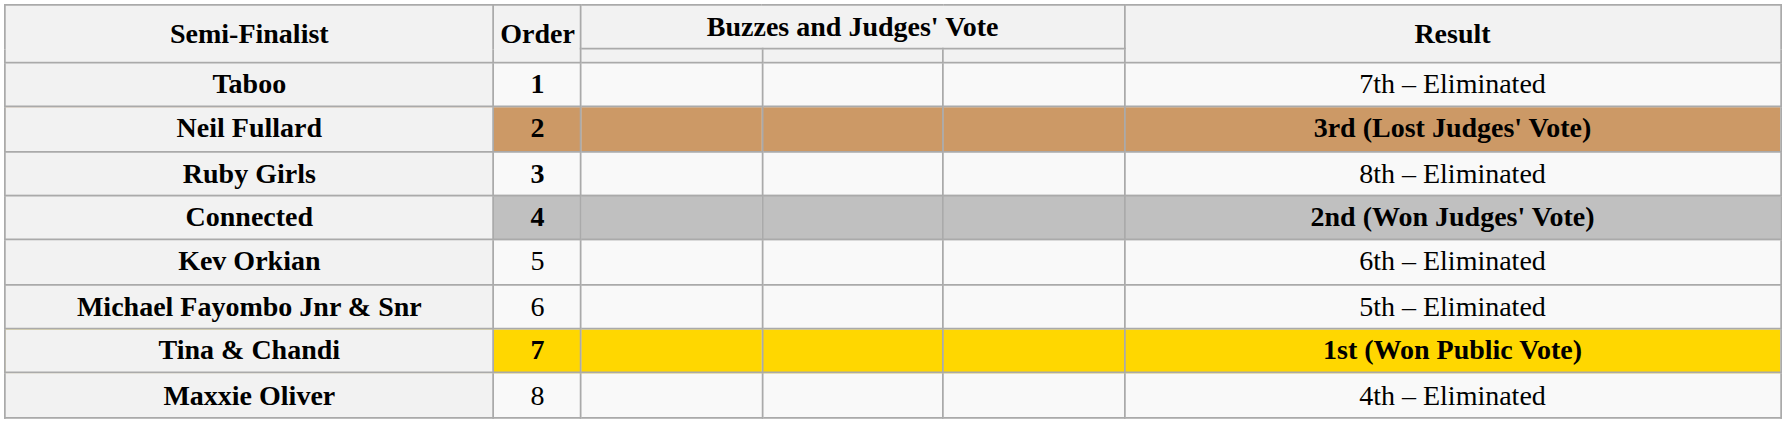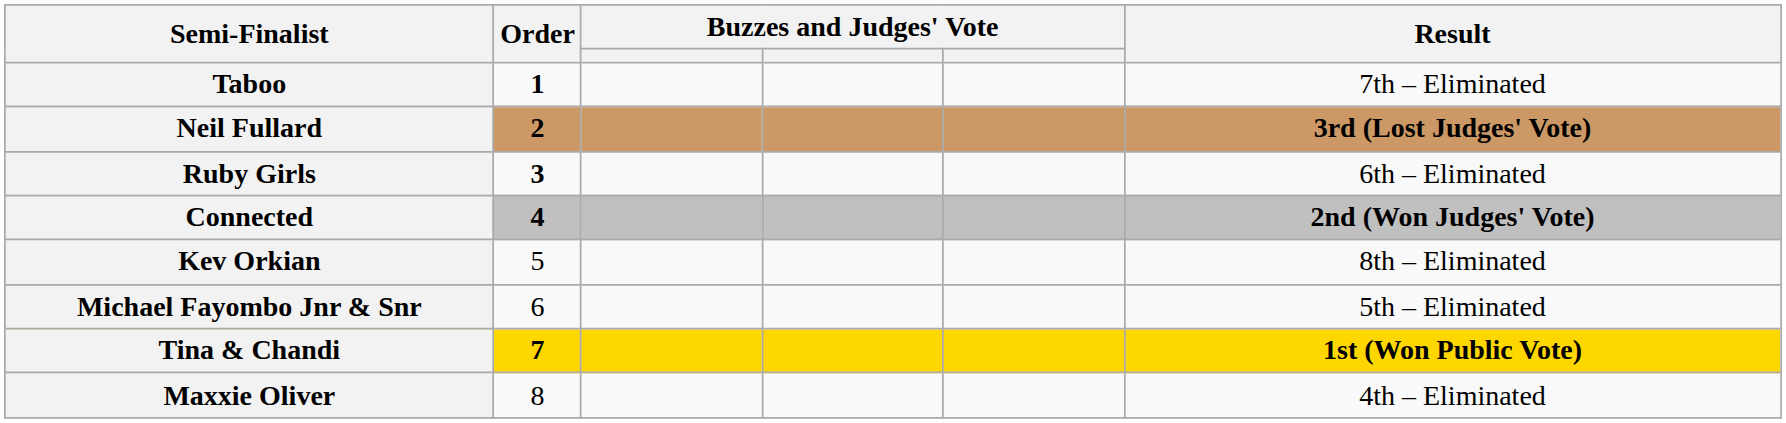(1453, 172) 8th – Eliminated -> (1453, 172) 6th – Eliminated
(1453, 261) 6th – Eliminated -> (1453, 261) 8th – Eliminated
